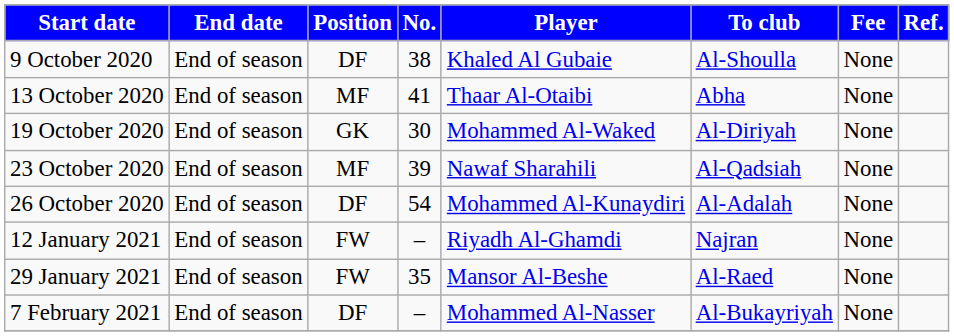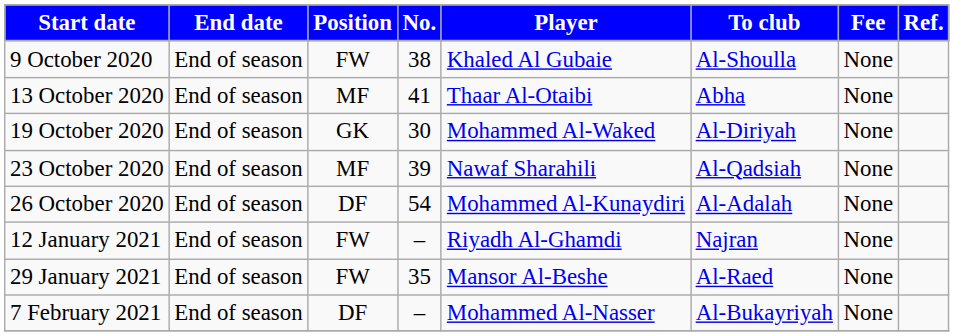(353, 58) DF -> (353, 58) FW
